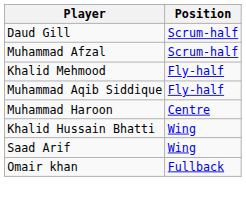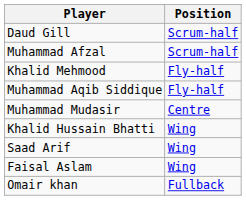+ row: (64, 109)
- row: (60, 109)
+ row: (49, 167)
